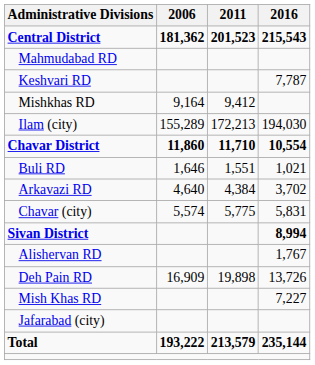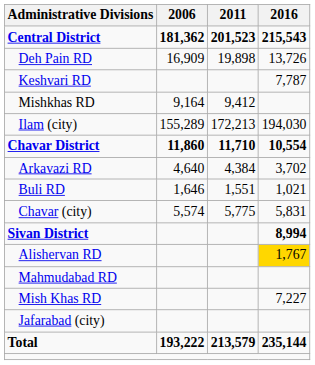rows swapped: (55, 277) <-> (68, 59)
rows swapped: (55, 189) <-> (42, 168)
(291, 255) no background -> (291, 255) gold background
